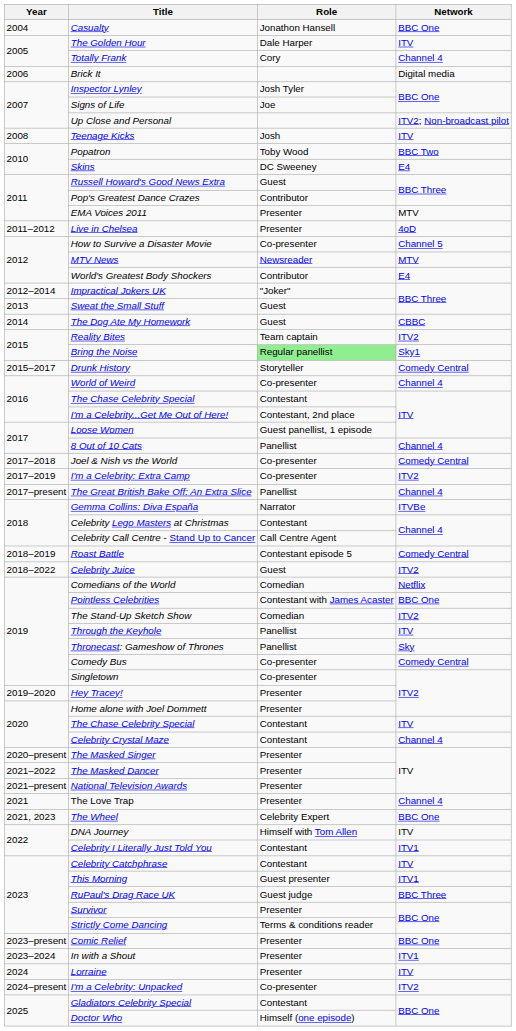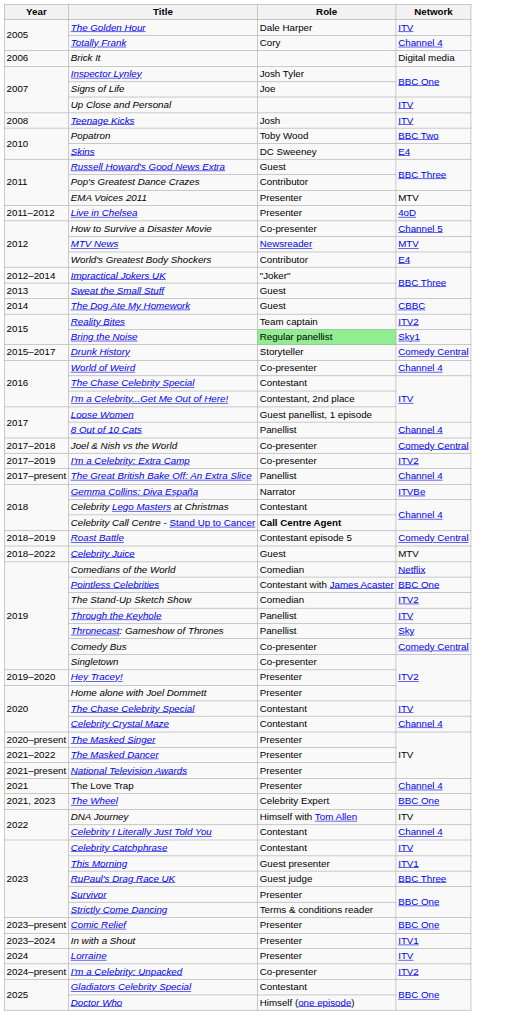- row: (17, 27)
(454, 120) ITV2; Non-broadcast pilot -> (406, 105) ITV
(298, 538) normal -> (300, 523) bold
(408, 569) ITV2 -> (408, 553) MTV
(408, 848) ITV1 -> (420, 832) Channel 4
